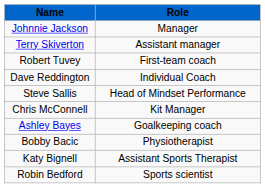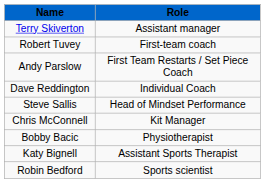- row: (50, 28)
+ row: (50, 67)
- row: (50, 126)
